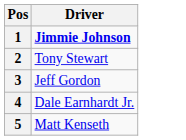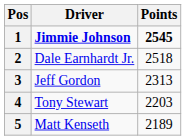+ column: (159, 15)
(71, 59) Tony Stewart -> (84, 59) Dale Earnhardt Jr.
(84, 102) Dale Earnhardt Jr. -> (71, 102) Tony Stewart
